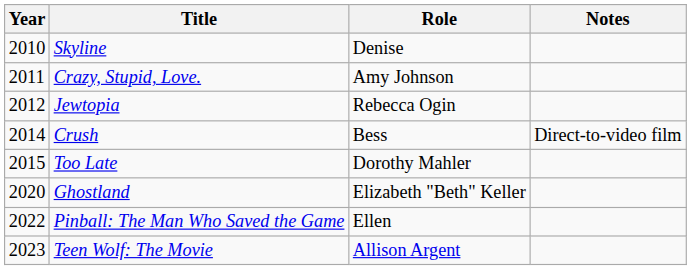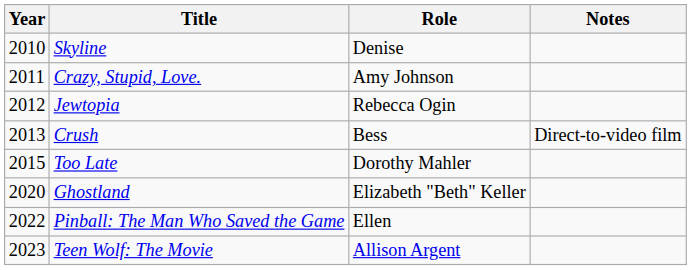(27, 134) 2014 -> (27, 134) 2013
